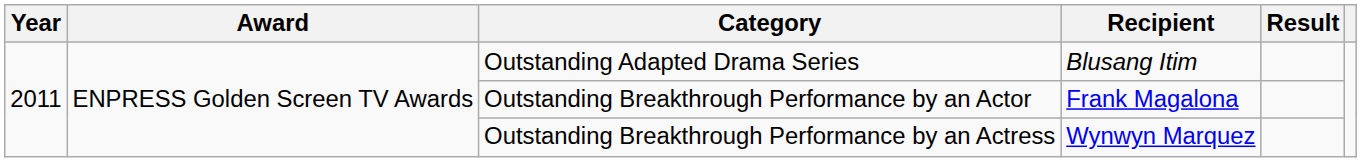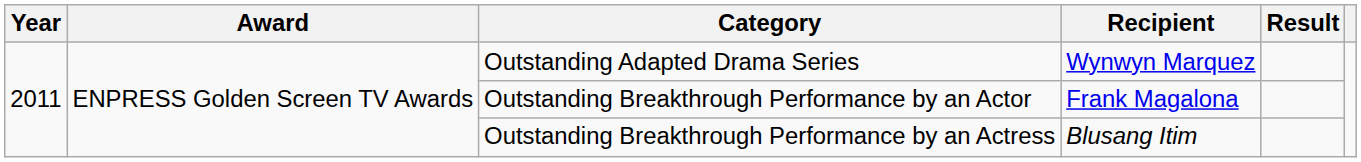(1132, 61) Blusang Itim -> (1161, 61) Wynwyn Marquez
(1161, 136) Wynwyn Marquez -> (1132, 136) Blusang Itim
